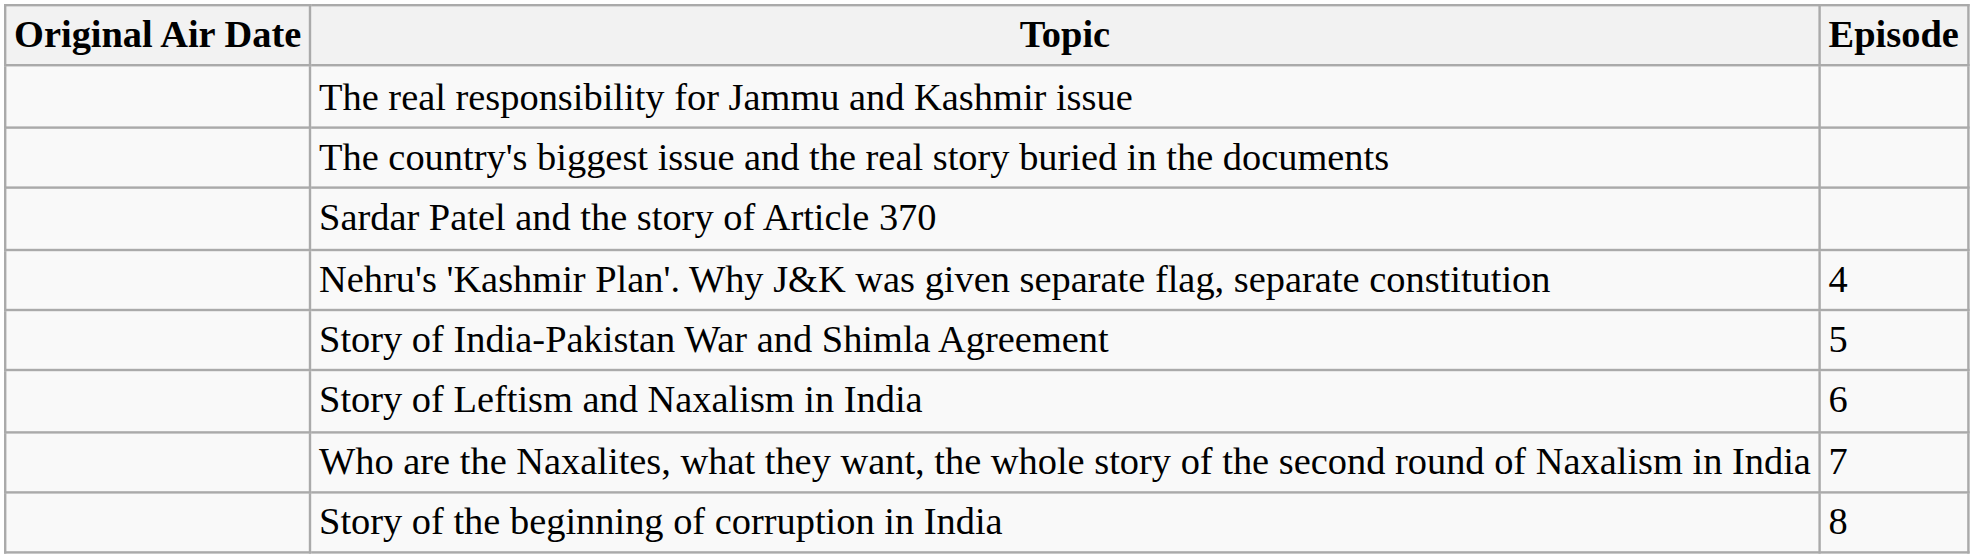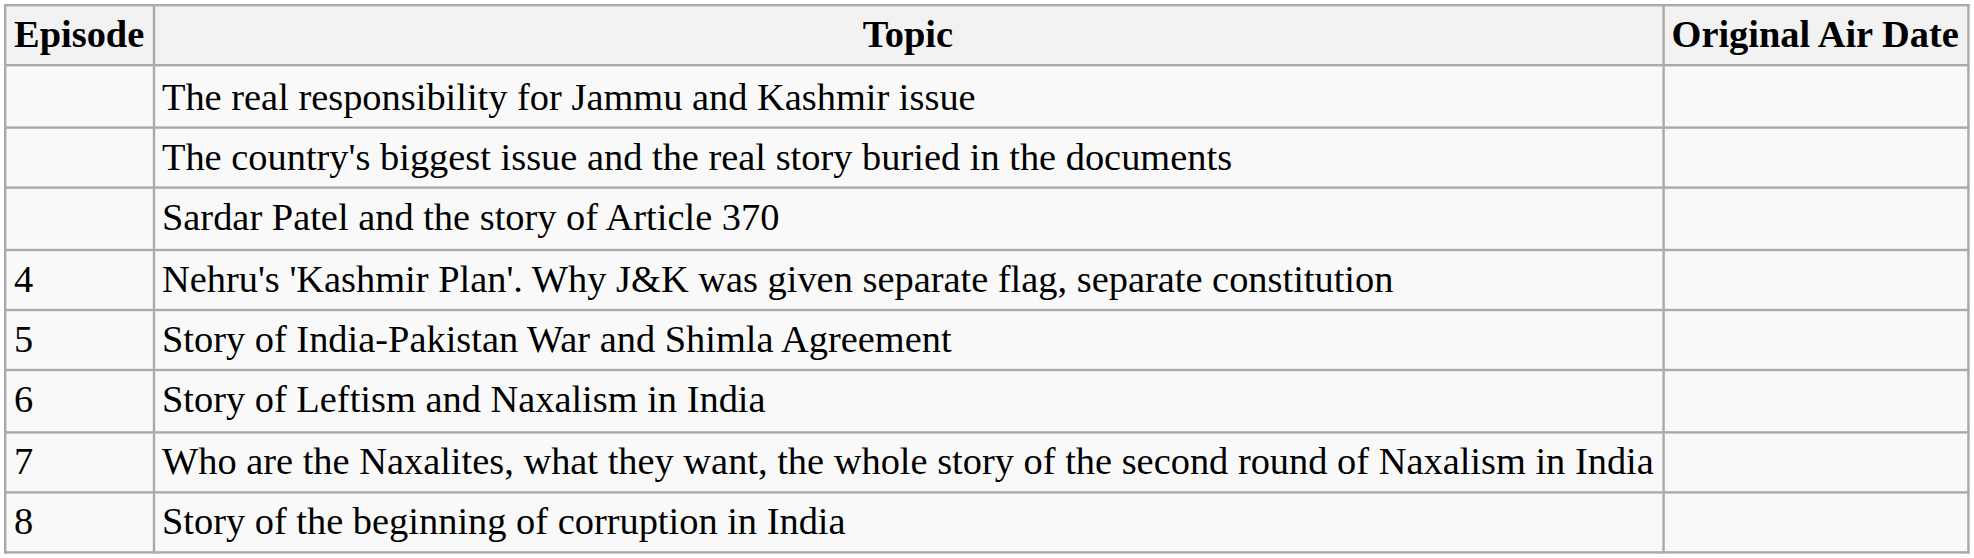columns swapped: (1894, 34) <-> (158, 34)
